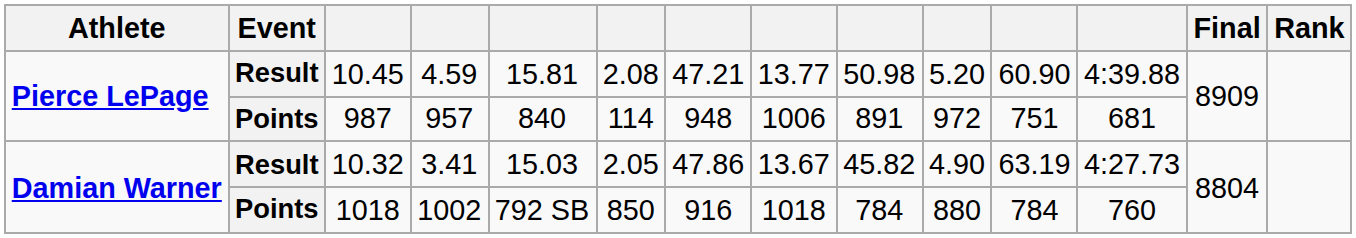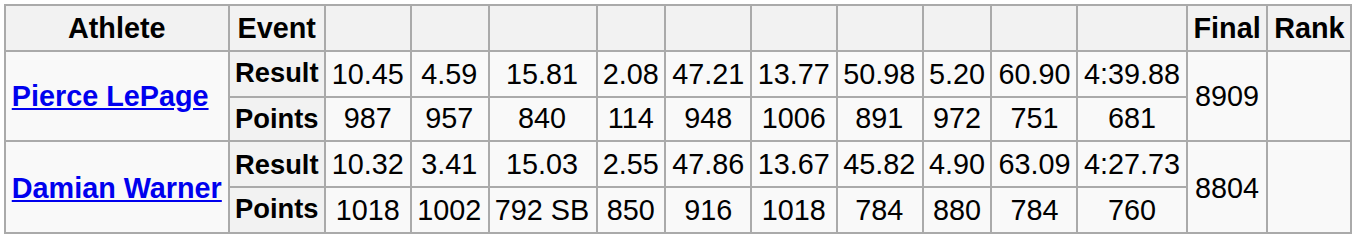(631, 165) 2.05 -> (631, 165) 2.55
(1034, 165) 63.19 -> (1034, 165) 63.09
